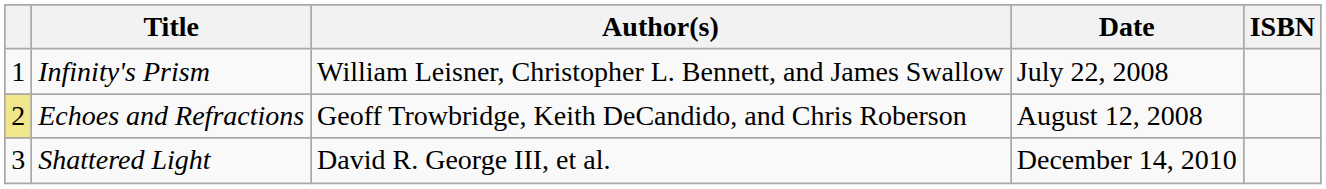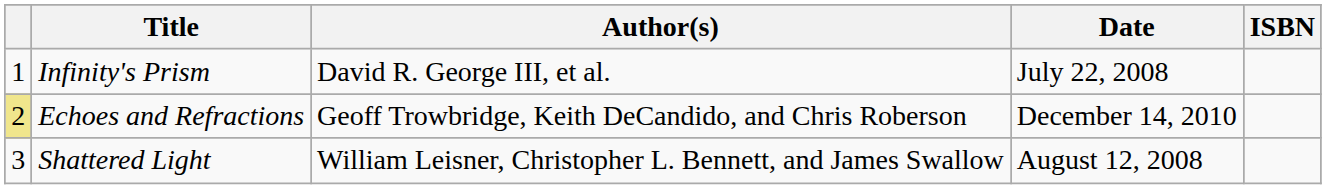(660, 71) William Leisner, Christopher L. Bennett, and James Swallow -> (464, 71) David R. George III, et al.
(1110, 115) August 12, 2008 -> (1127, 115) December 14, 2010
(464, 159) David R. George III, et al. -> (660, 159) William Leisner, Christopher L. Bennett, and James Swallow
(1127, 159) December 14, 2010 -> (1110, 159) August 12, 2008
